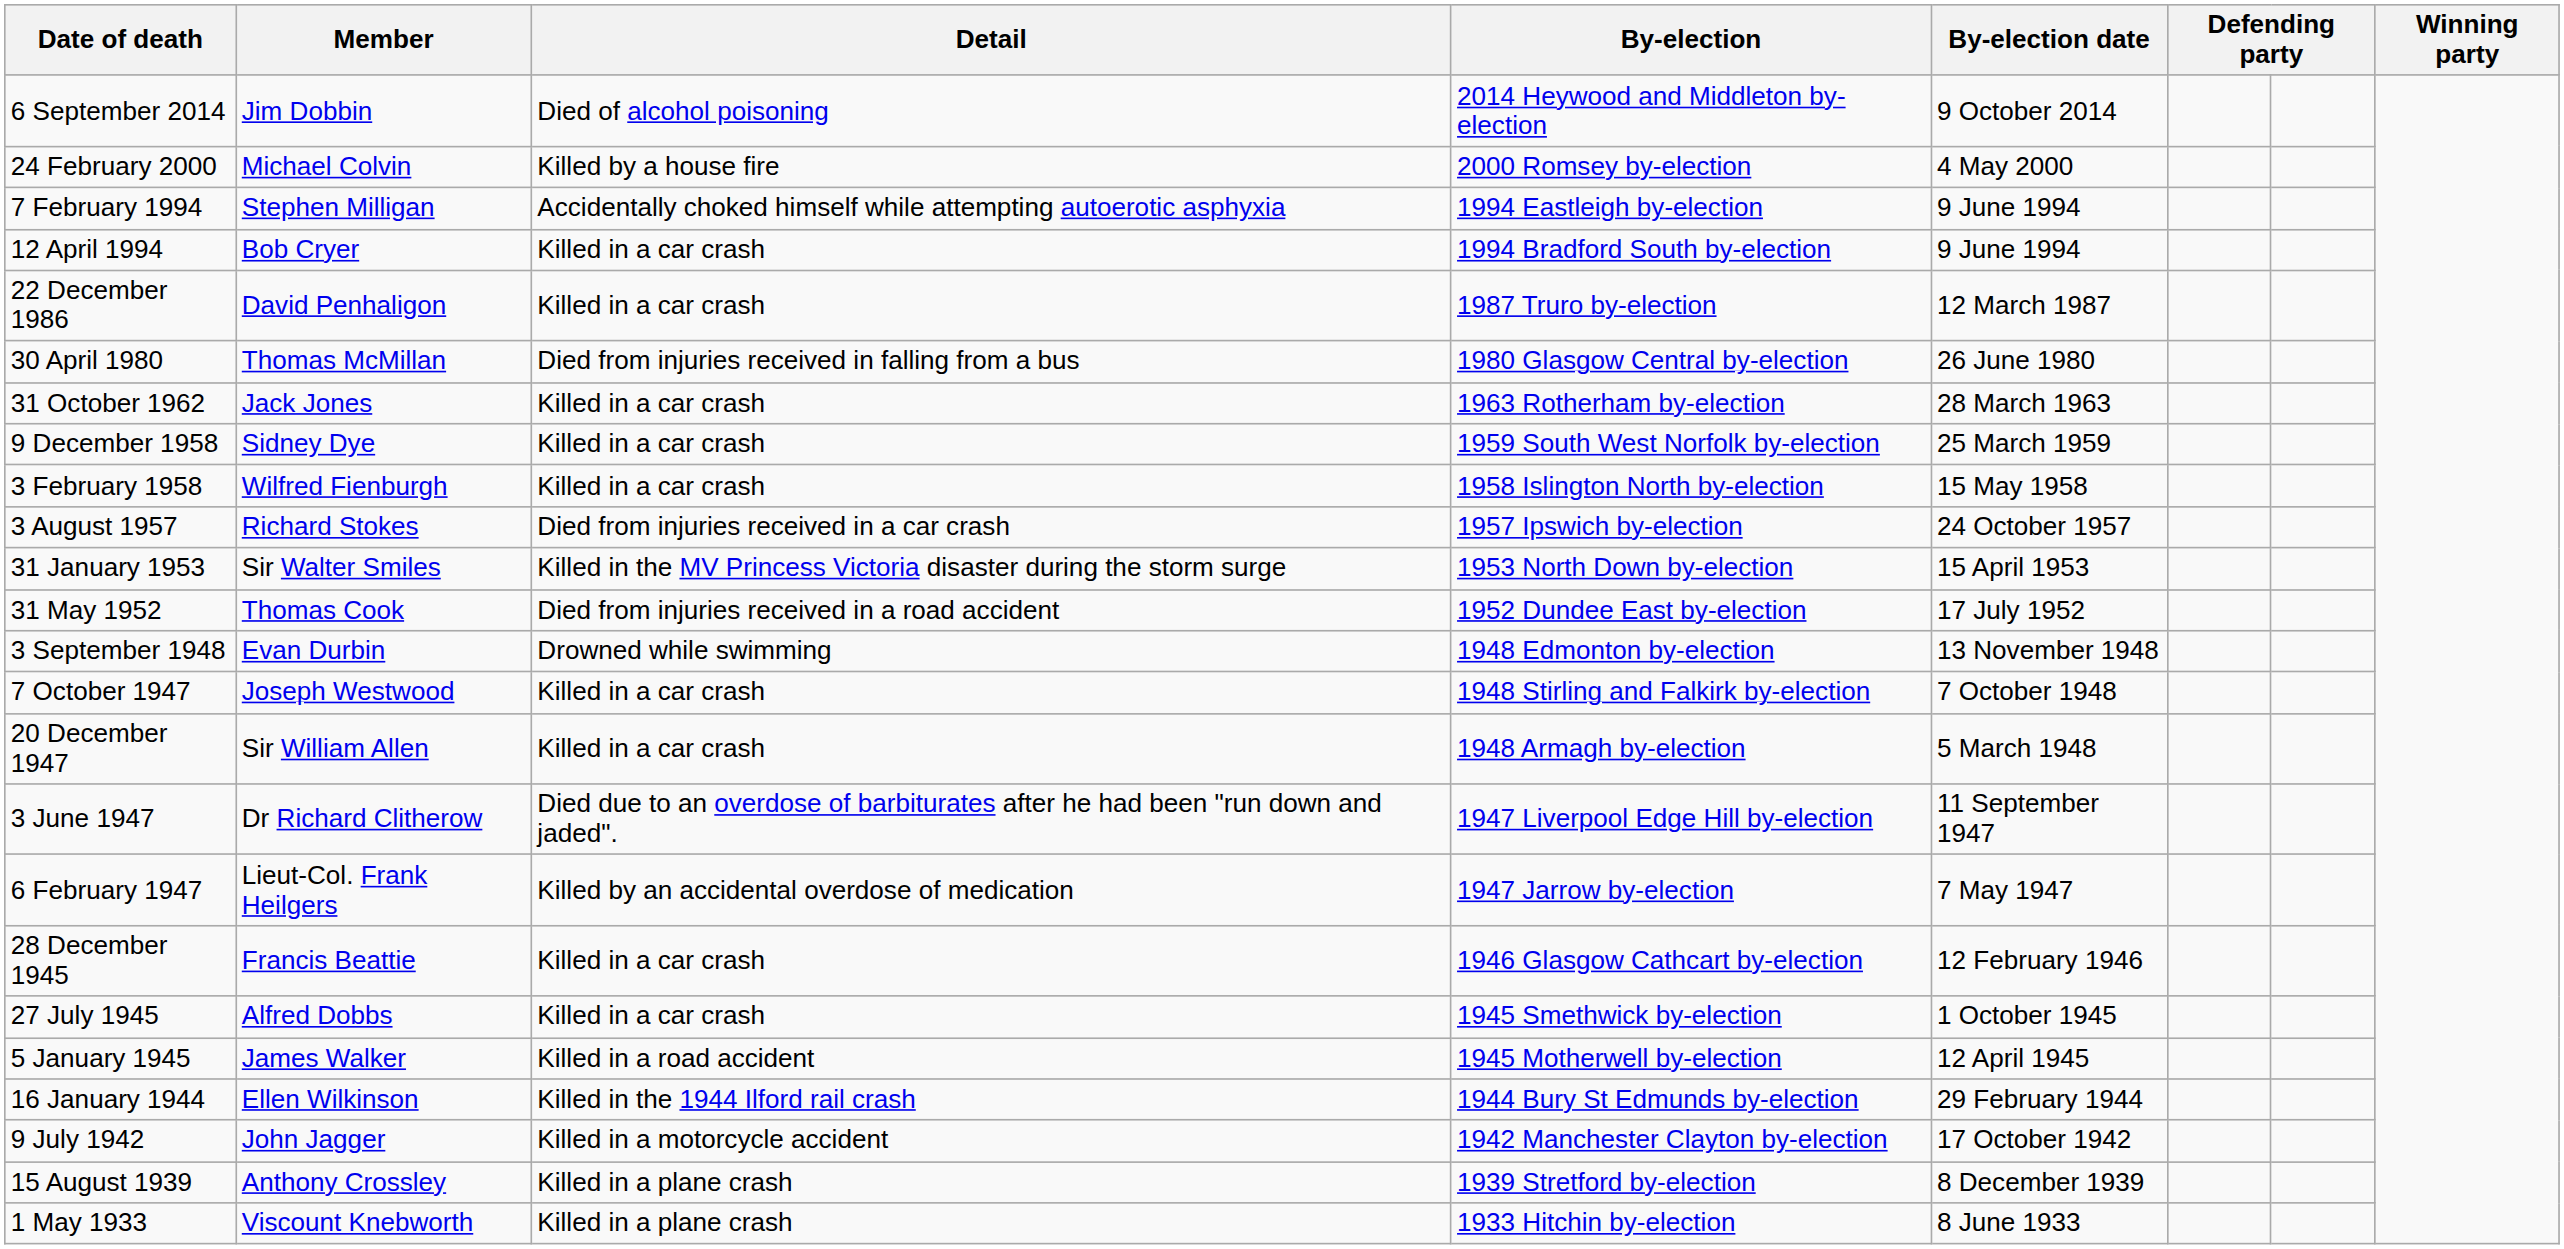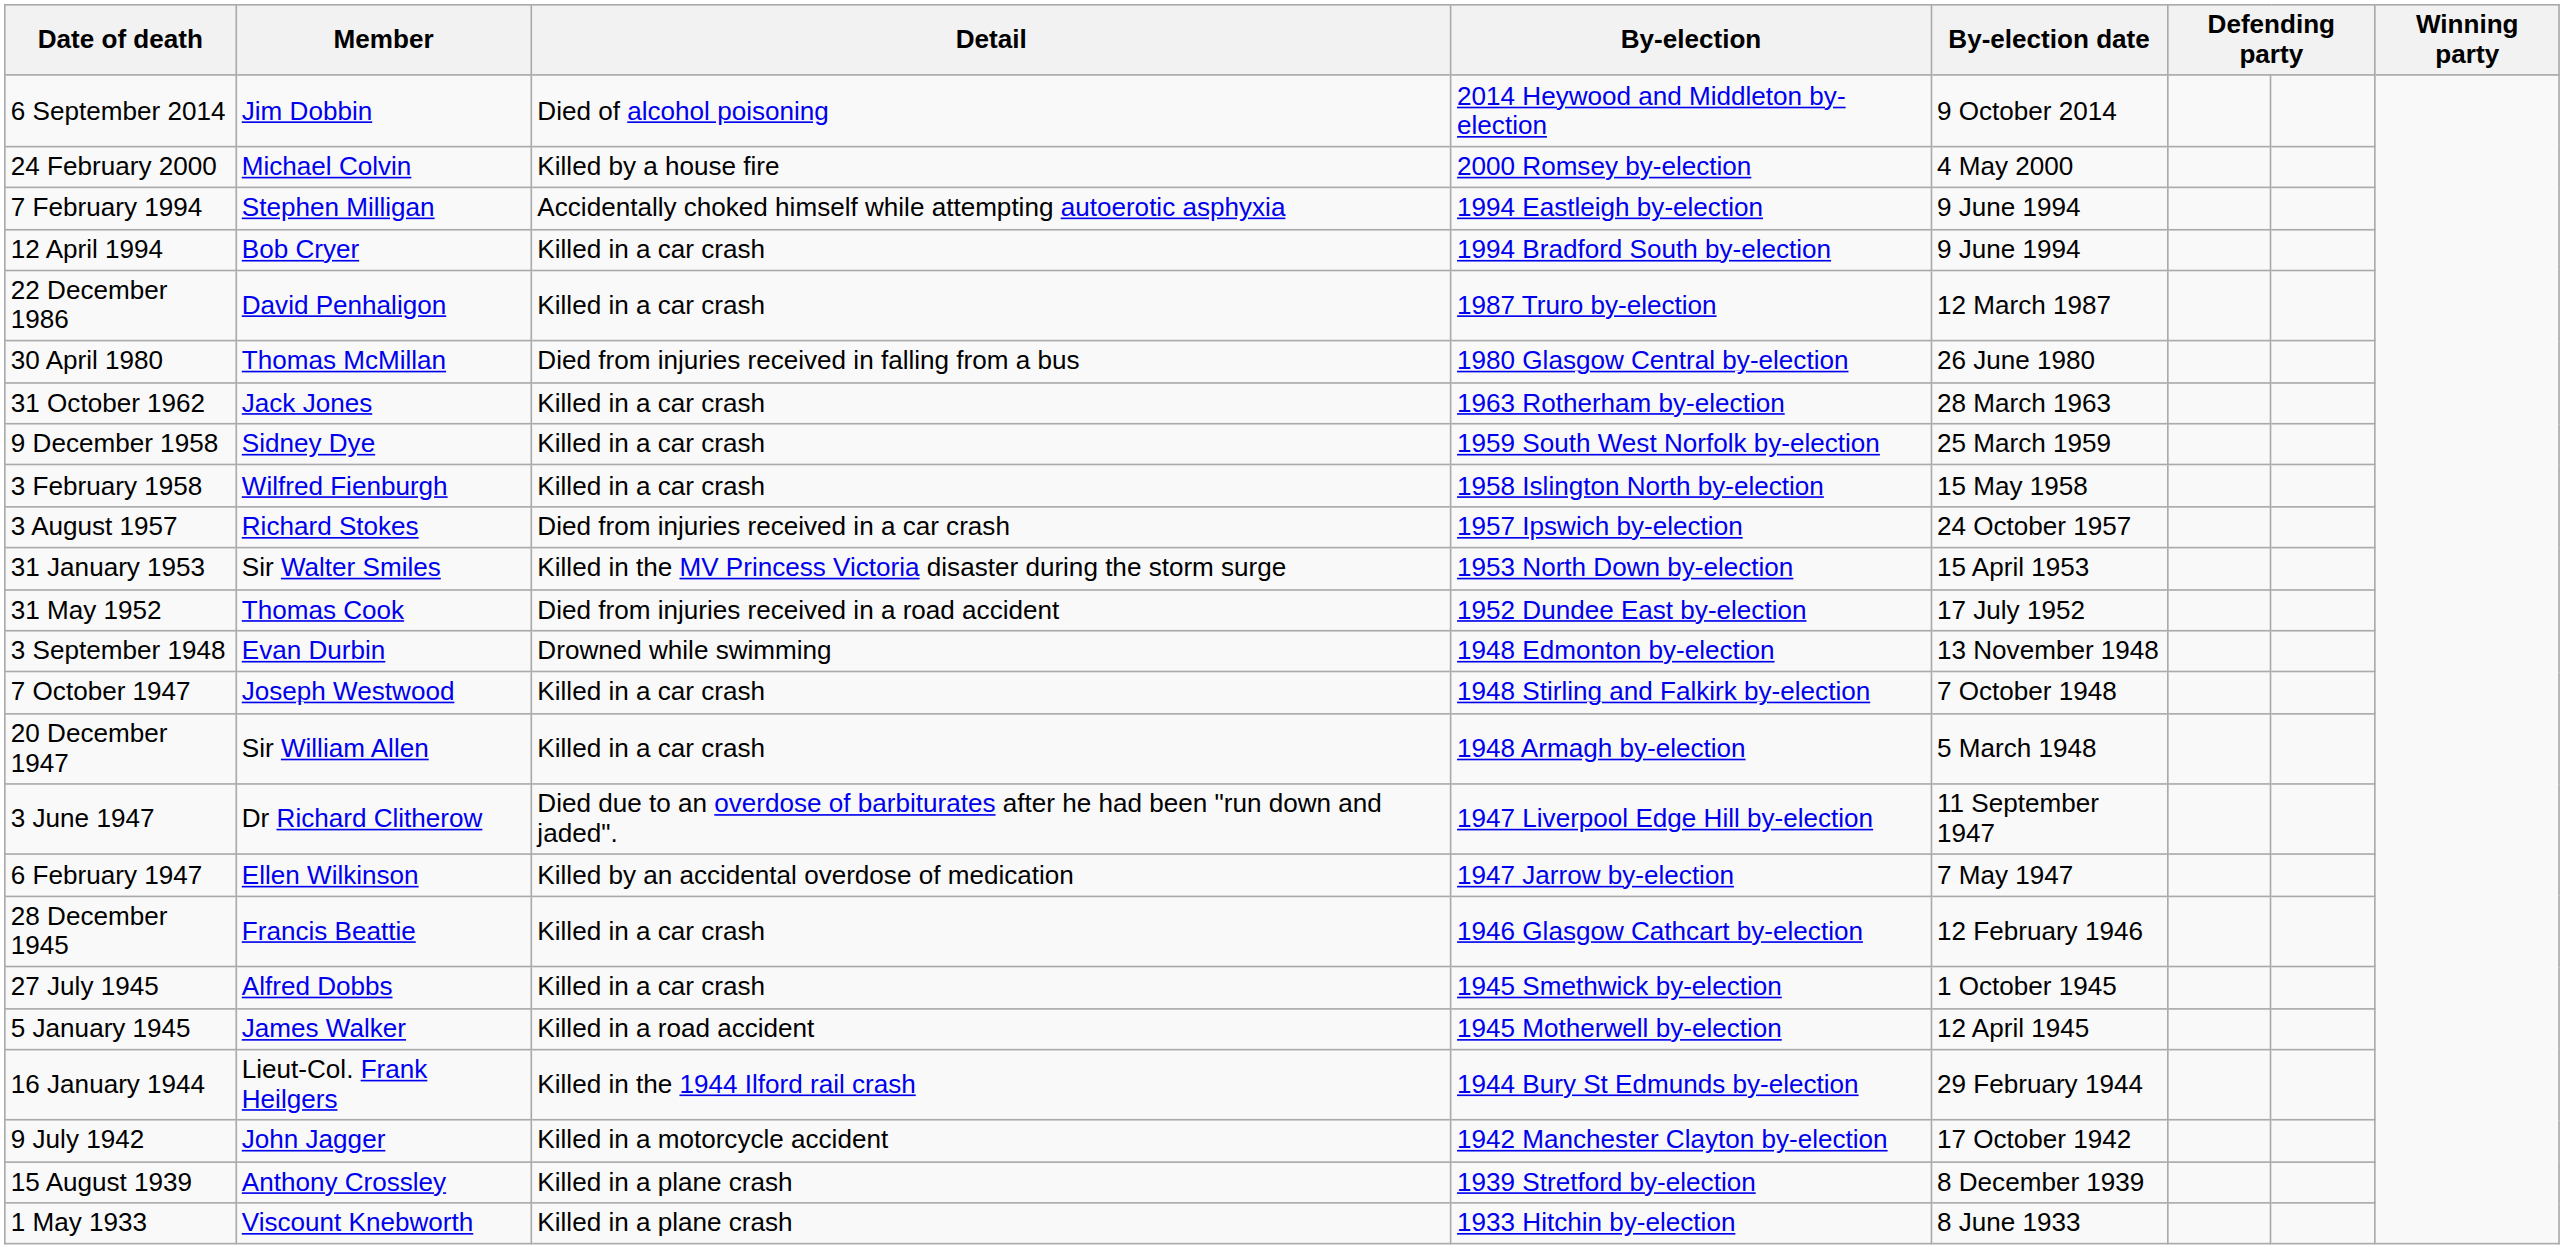(335, 889) Lieut-Col. Frank Heilgers -> (330, 875) Ellen Wilkinson
(330, 1099) Ellen Wilkinson -> (335, 1084) Lieut-Col. Frank Heilgers
